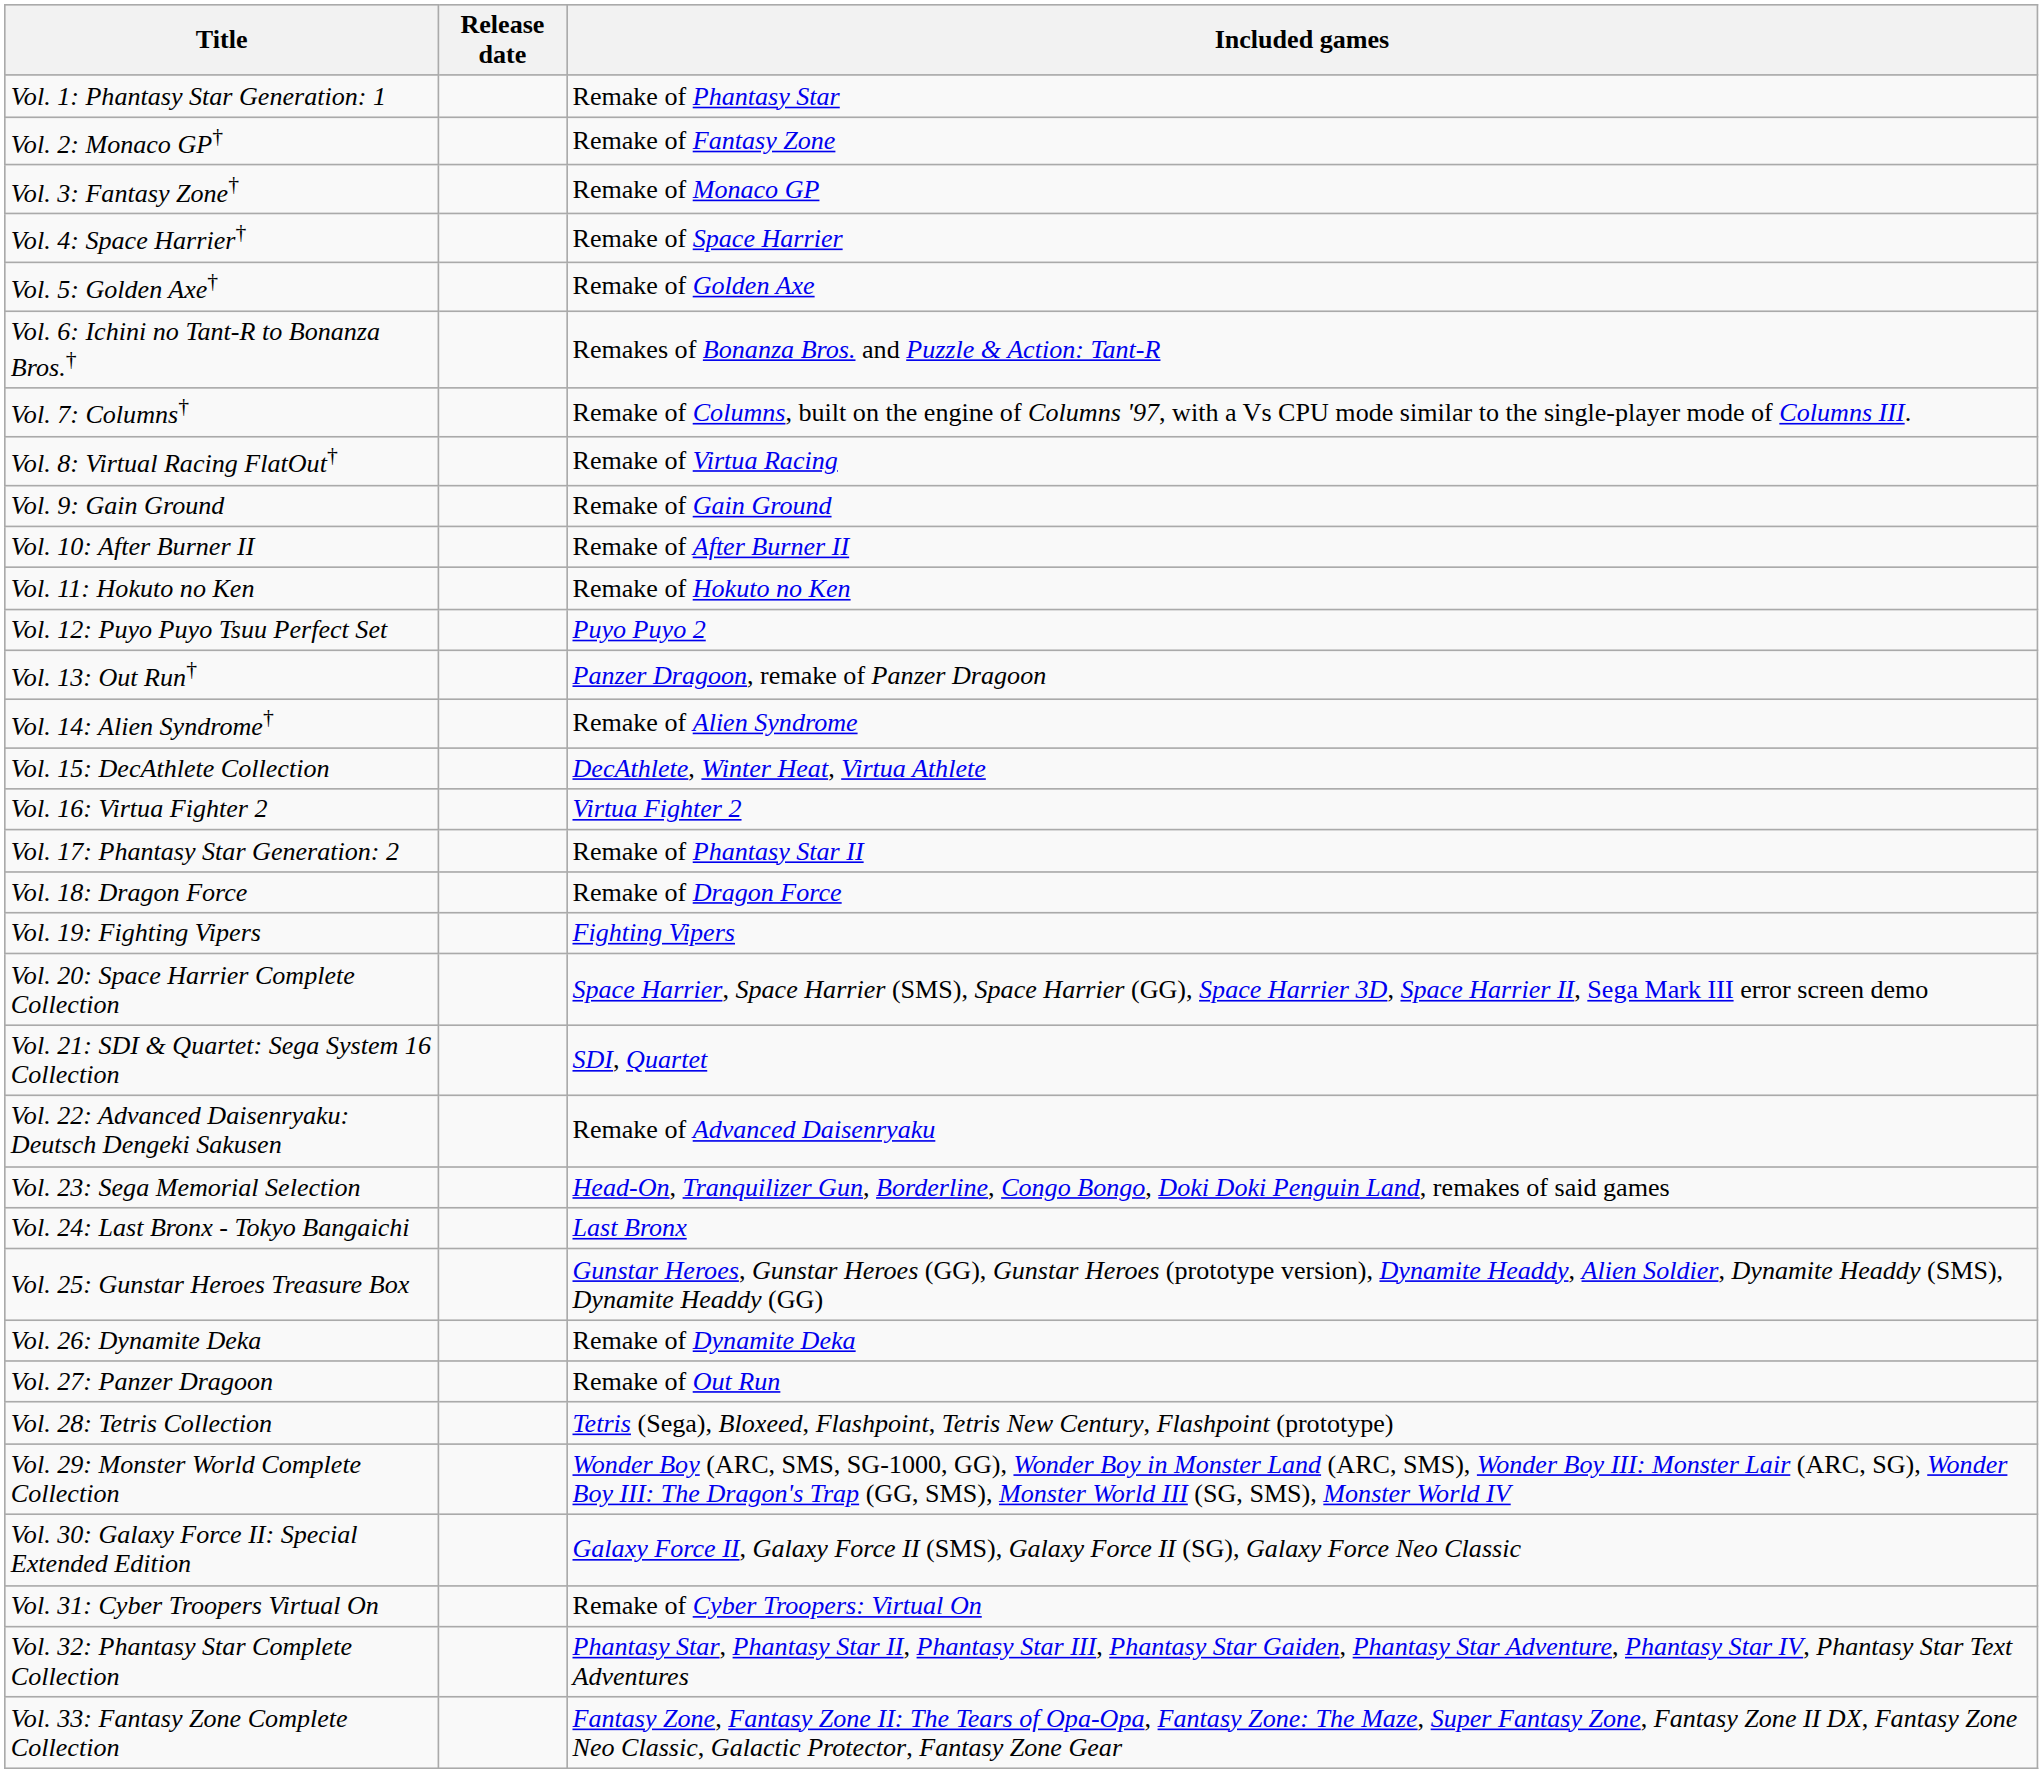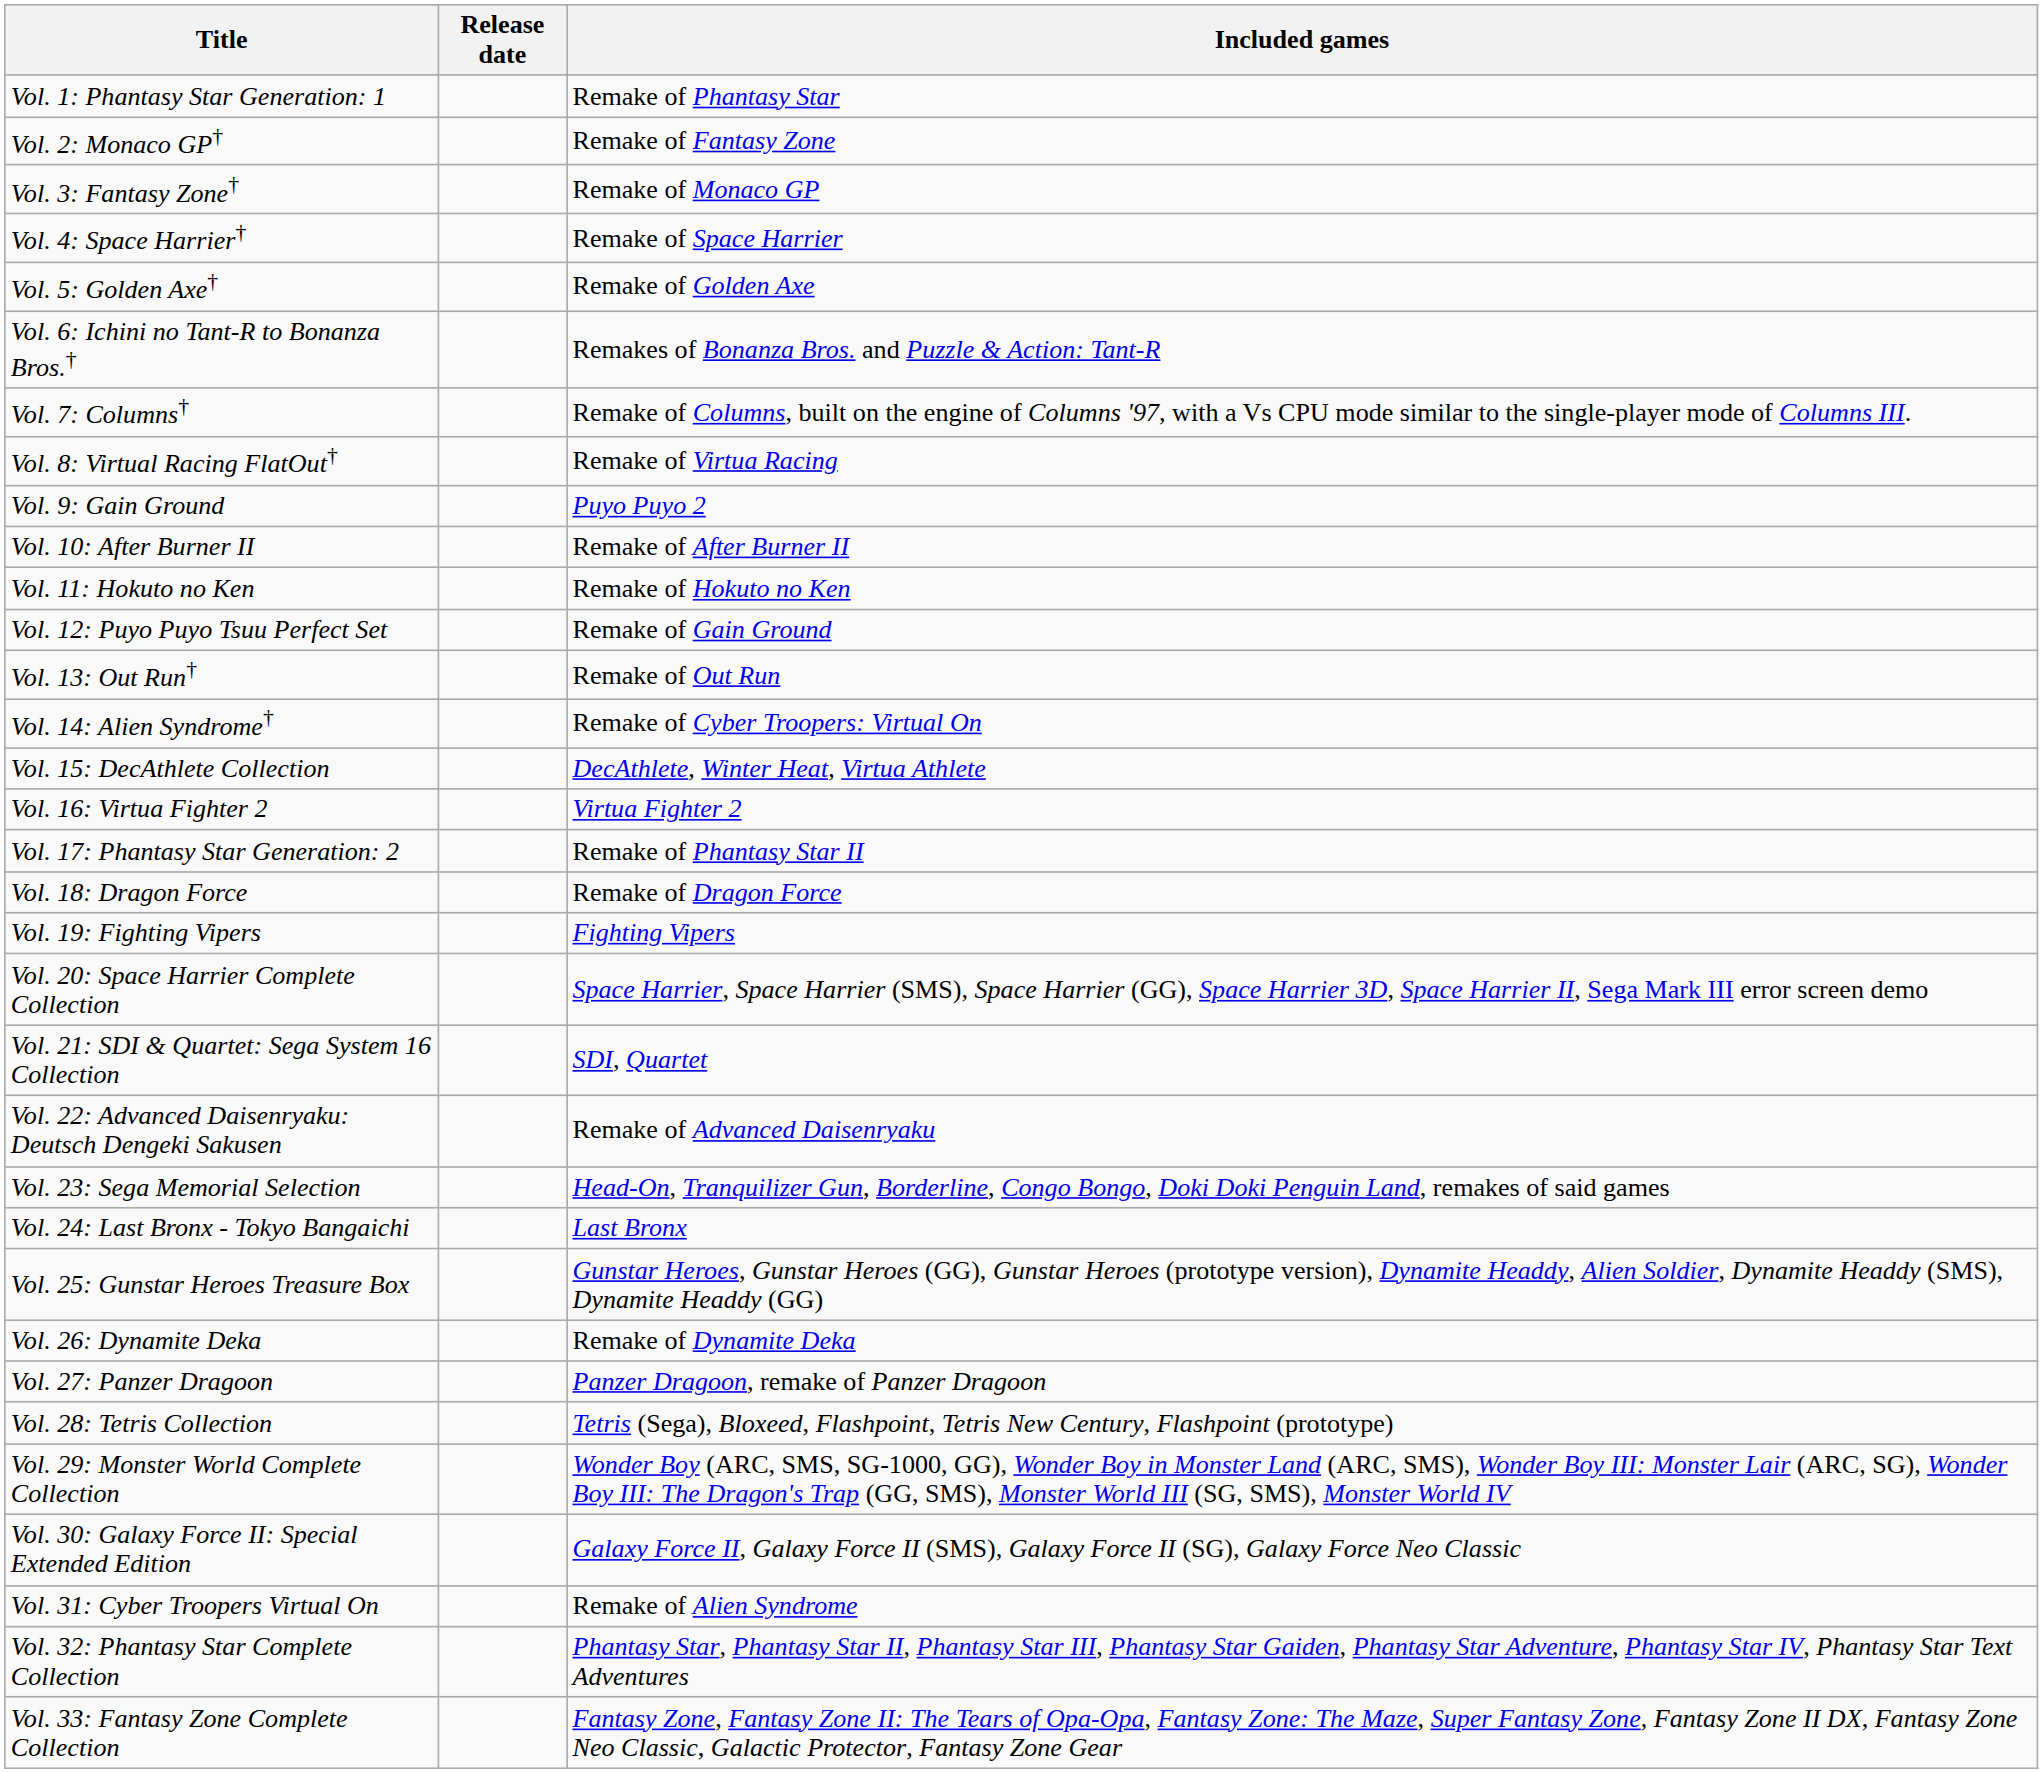(702, 505) Remake of Gain Ground -> (639, 505) Puyo Puyo 2
(639, 629) Puyo Puyo 2 -> (702, 629) Remake of Gain Ground
(809, 674) Panzer Dragoon, remake of Panzer Dragoon -> (676, 674) Remake of Out Run
(715, 722) Remake of Alien Syndrome -> (777, 722) Remake of Cyber Troopers: Virtual On
(676, 1381) Remake of Out Run -> (809, 1381) Panzer Dragoon, remake of Panzer Dragoon
(777, 1605) Remake of Cyber Troopers: Virtual On -> (715, 1605) Remake of Alien Syndrome
